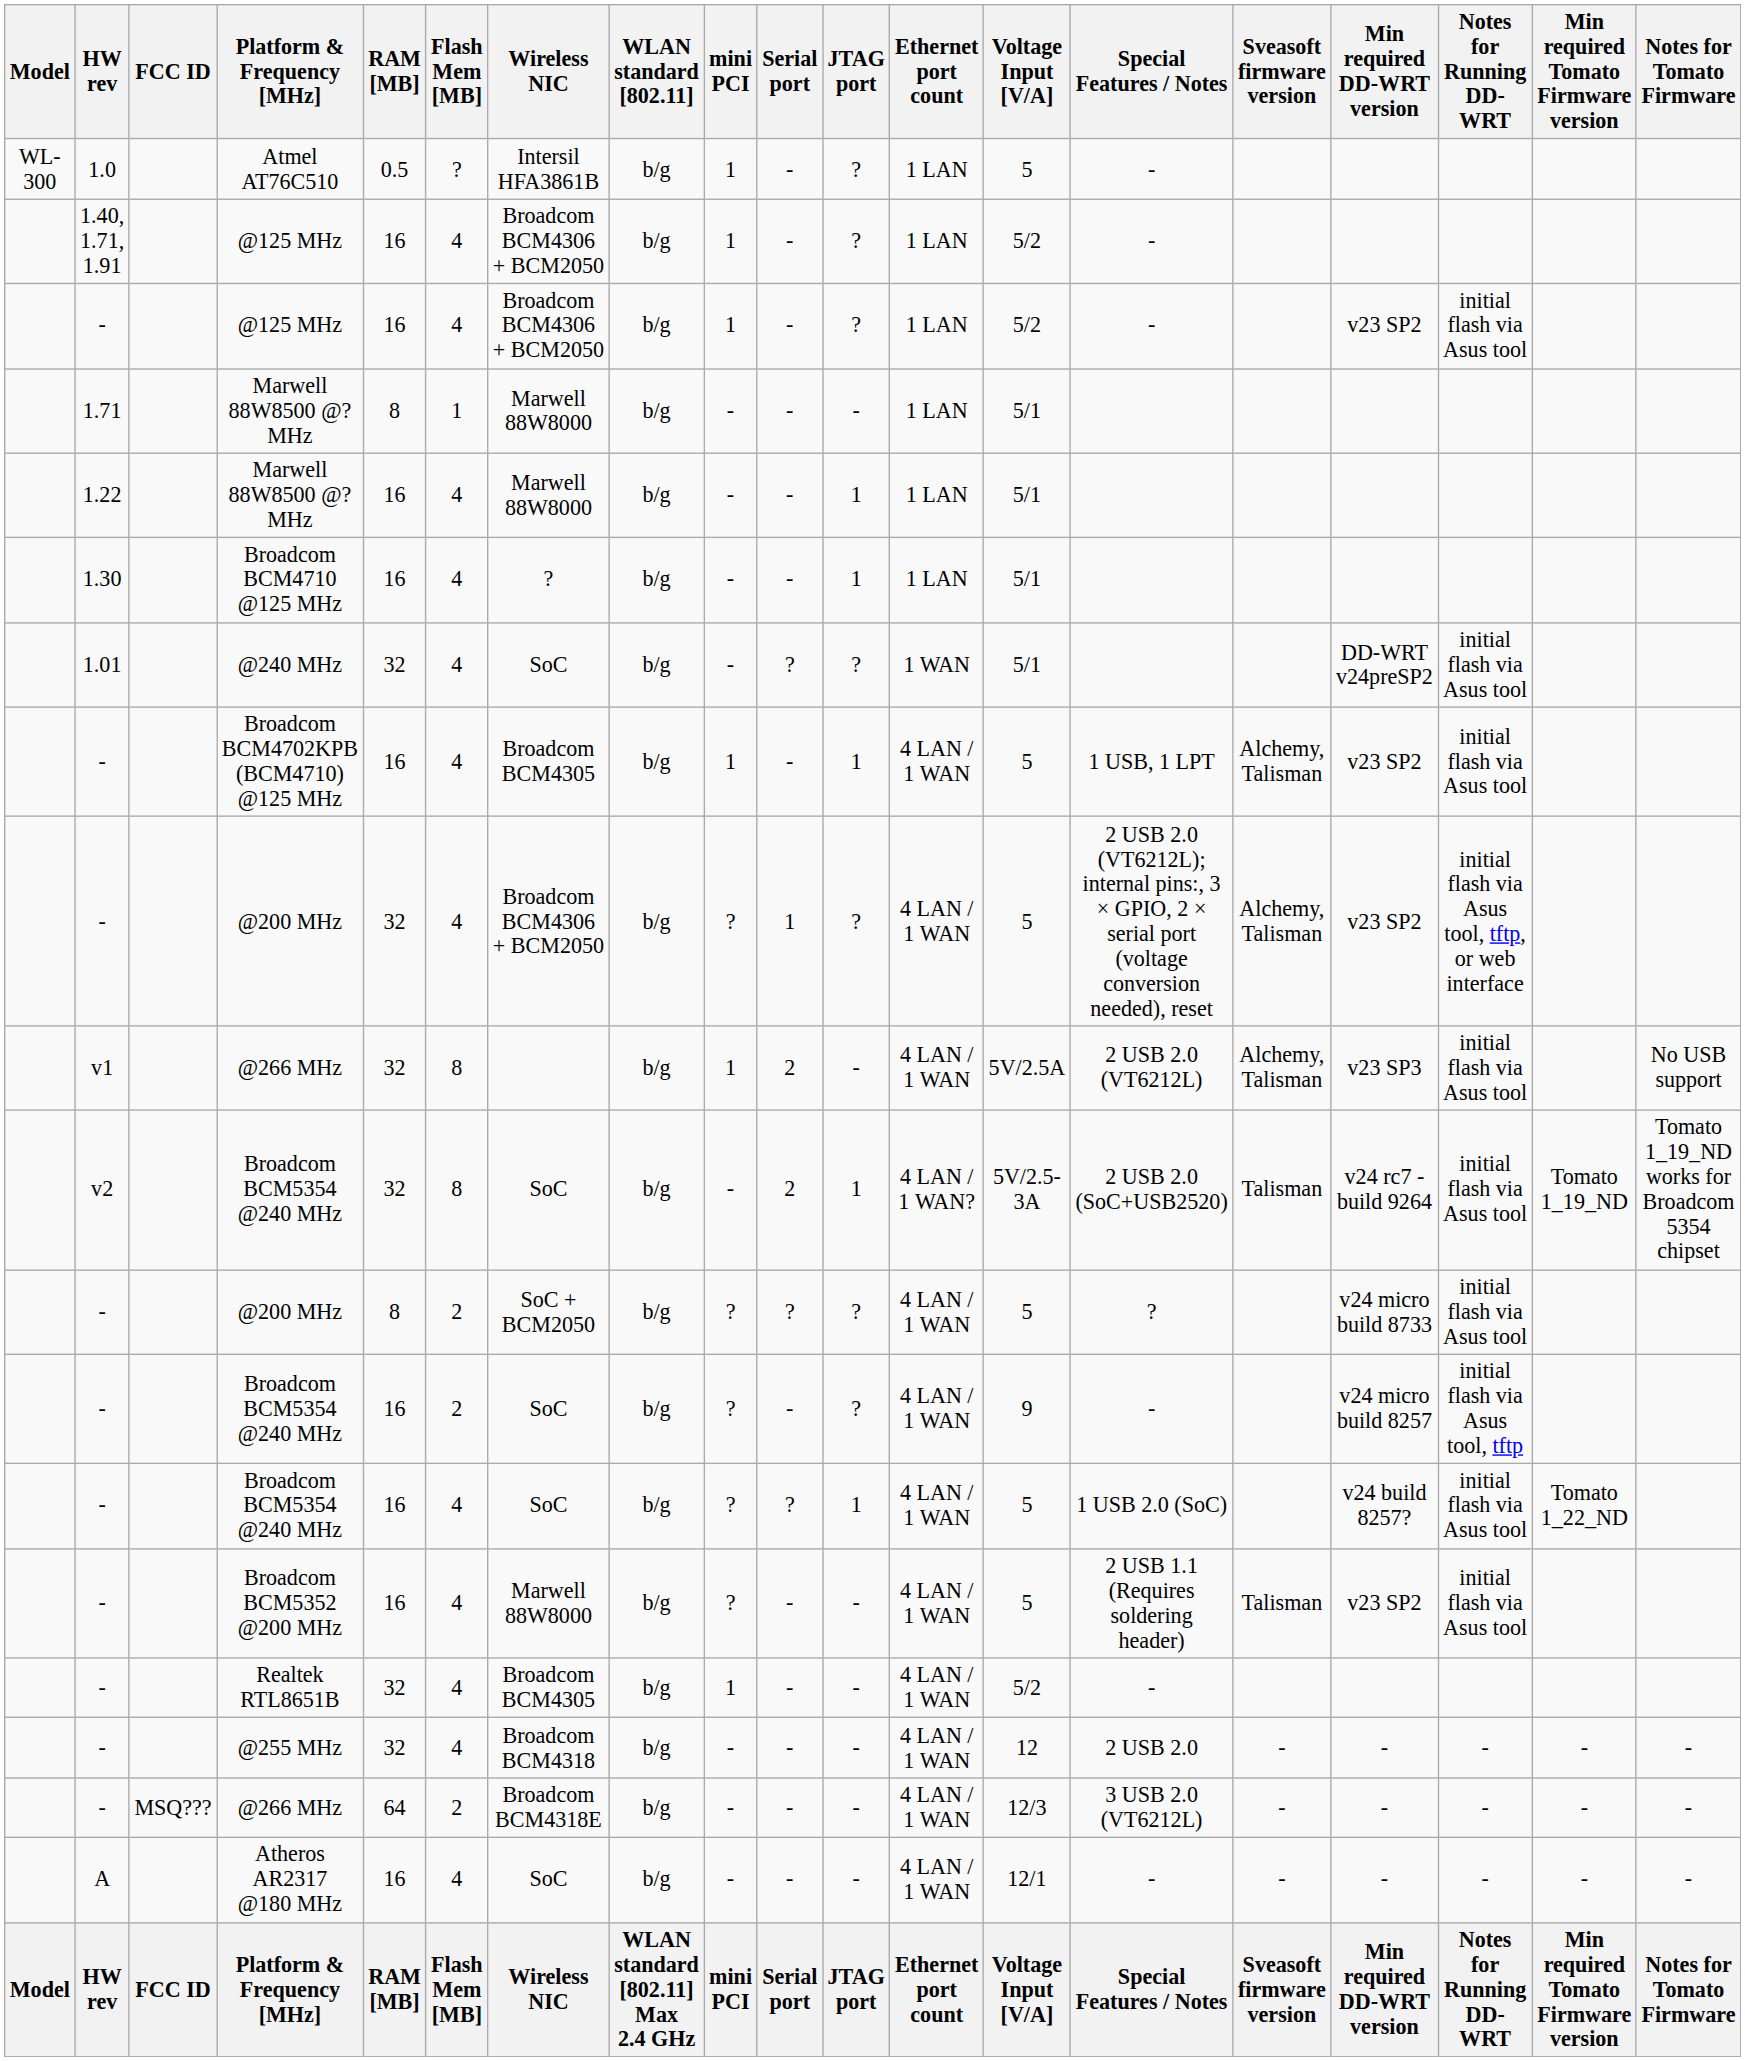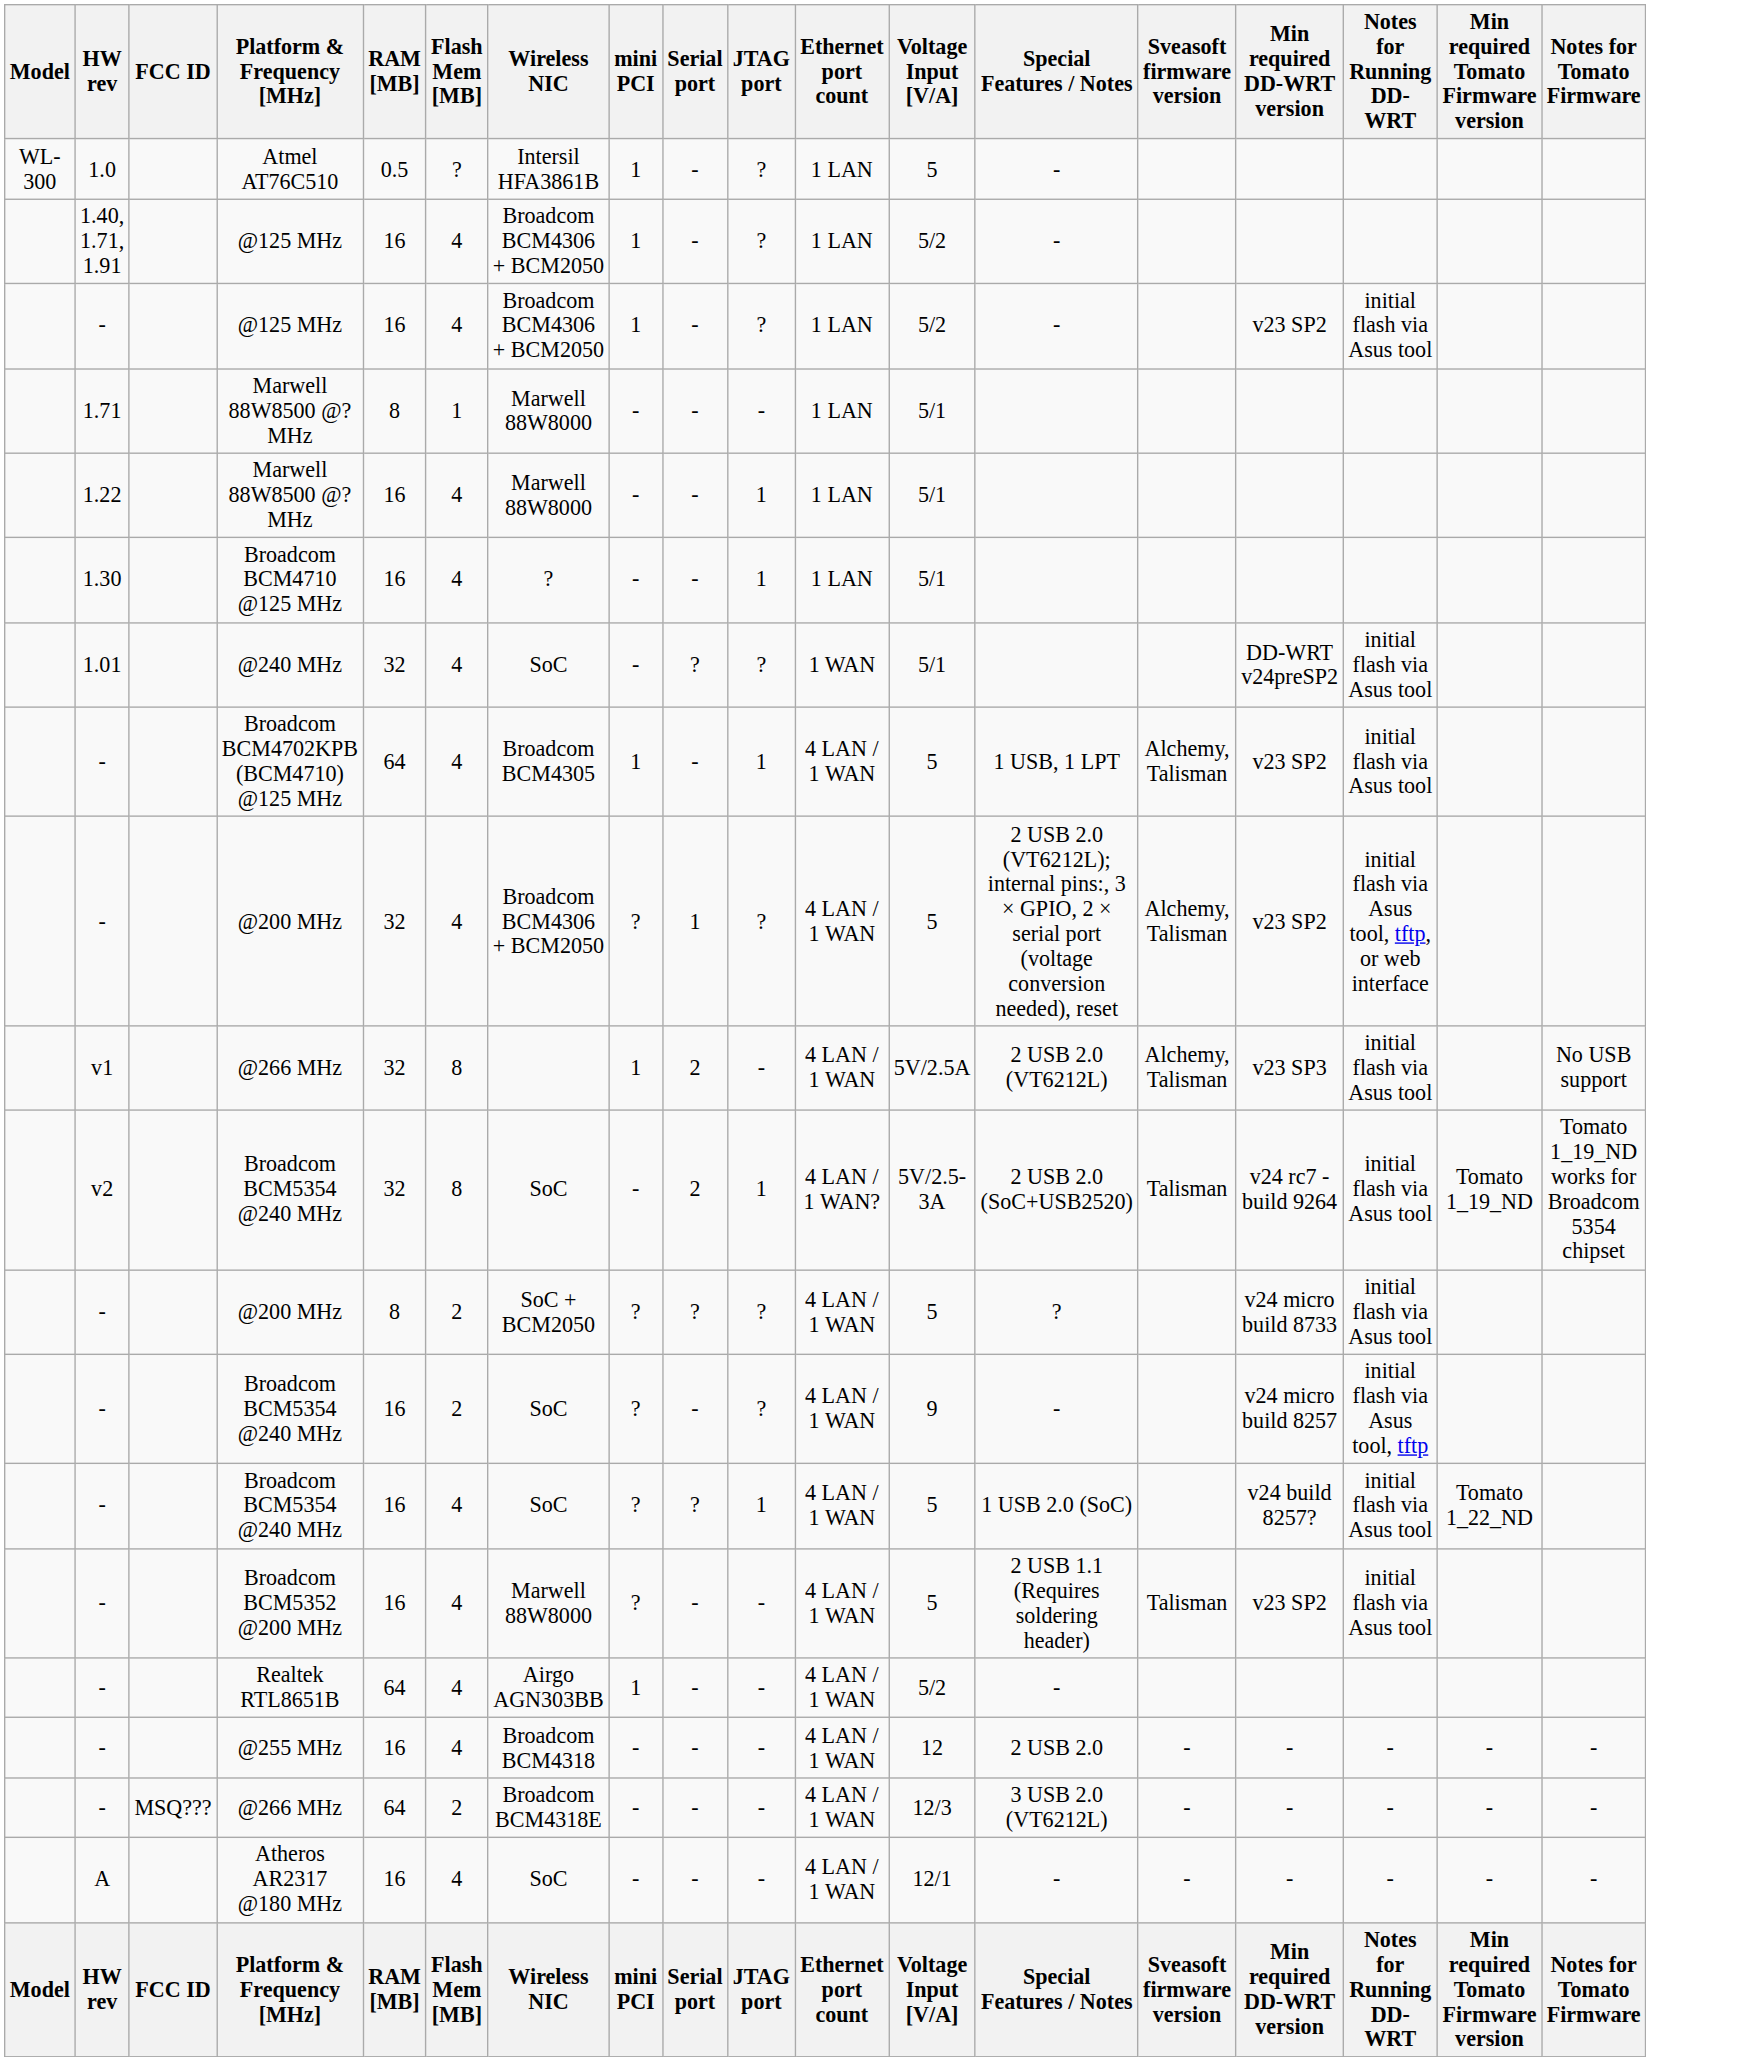- column: (657, 71)
(395, 761) 16 -> (395, 761) 64
(395, 1687) 32 -> (395, 1687) 64
(548, 1687) Broadcom BCM4305 -> (548, 1687) Airgo AGN303BB
(395, 1747) 32 -> (395, 1747) 16
